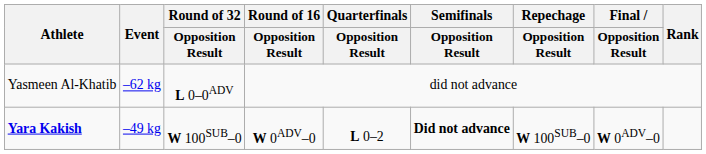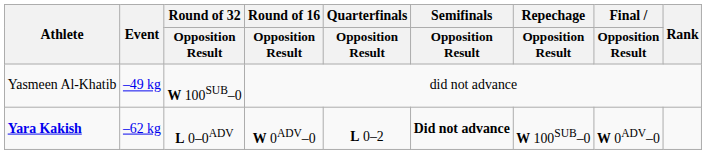(142, 85) –62 kg -> (142, 85) –49 kg
(205, 94) L 0–0ADV -> (205, 94) W 100SUB–0
(142, 128) –49 kg -> (142, 128) –62 kg
(205, 136) W 100SUB–0 -> (205, 136) L 0–0ADV
